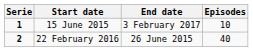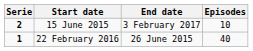(19, 25) 1 -> (19, 25) 2
(19, 39) 2 -> (19, 39) 1
